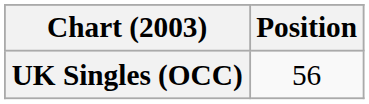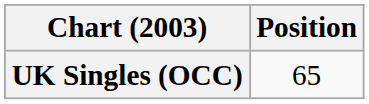(307, 74) 56 -> (307, 74) 65
